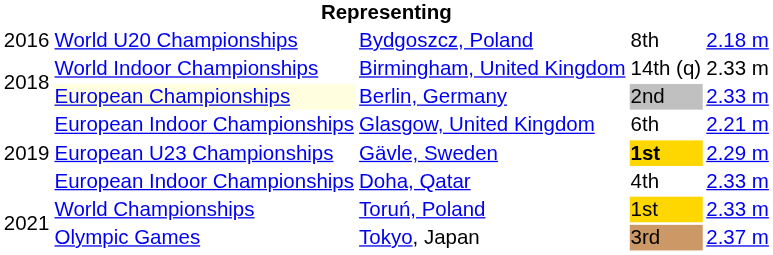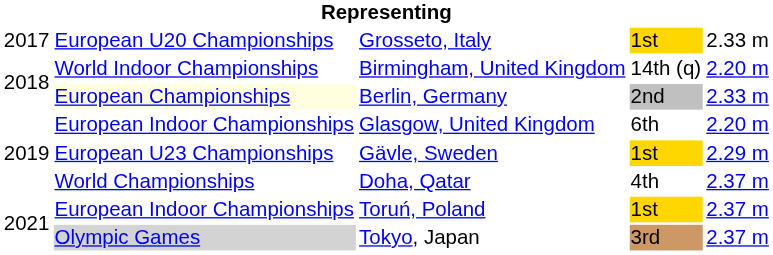- row: (446, 40)
+ row: (425, 40)
(738, 68) 2.33 m -> (738, 68) 2.20 m
(738, 124) 2.21 m -> (738, 124) 2.20 m
(645, 153) bold -> (644, 153) normal
(204, 181) European Indoor Championships -> (154, 181) World Championships
(738, 181) 2.33 m -> (738, 181) 2.37 m
(154, 209) World Championships -> (204, 209) European Indoor Championships
(738, 209) 2.33 m -> (738, 209) 2.37 m
(127, 237) no background -> (127, 237) lightgrey background
